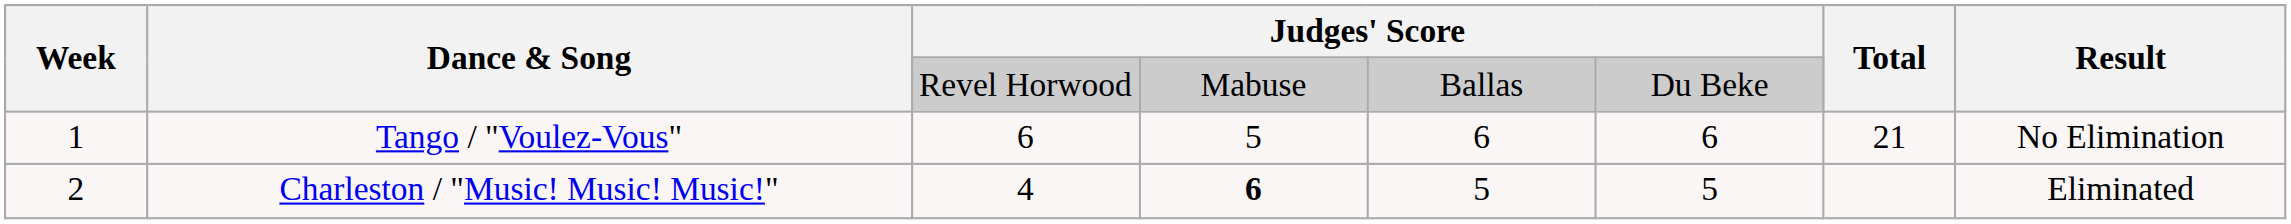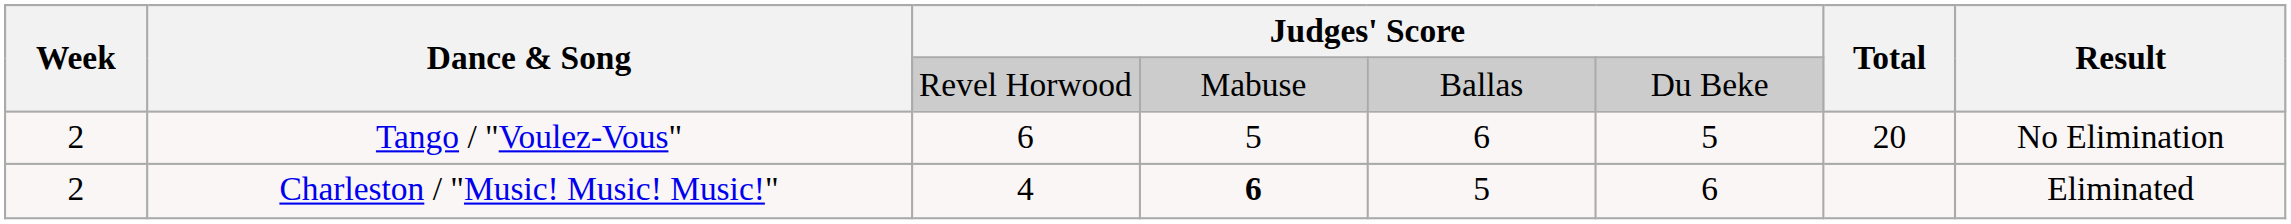(76, 137) 1 -> (76, 137) 2
(1710, 137) 6 -> (1710, 137) 5
(1890, 137) 21 -> (1890, 137) 20
(1710, 190) 5 -> (1710, 190) 6
